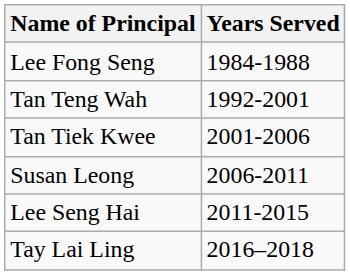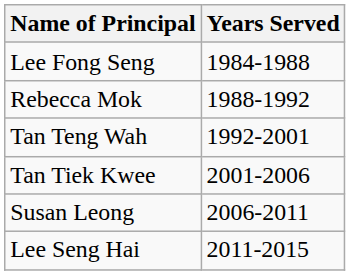+ row: (76, 99)
- row: (72, 250)
